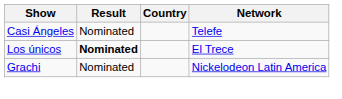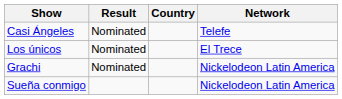(108, 49) bold -> (119, 49) normal
+ row: (46, 85)
